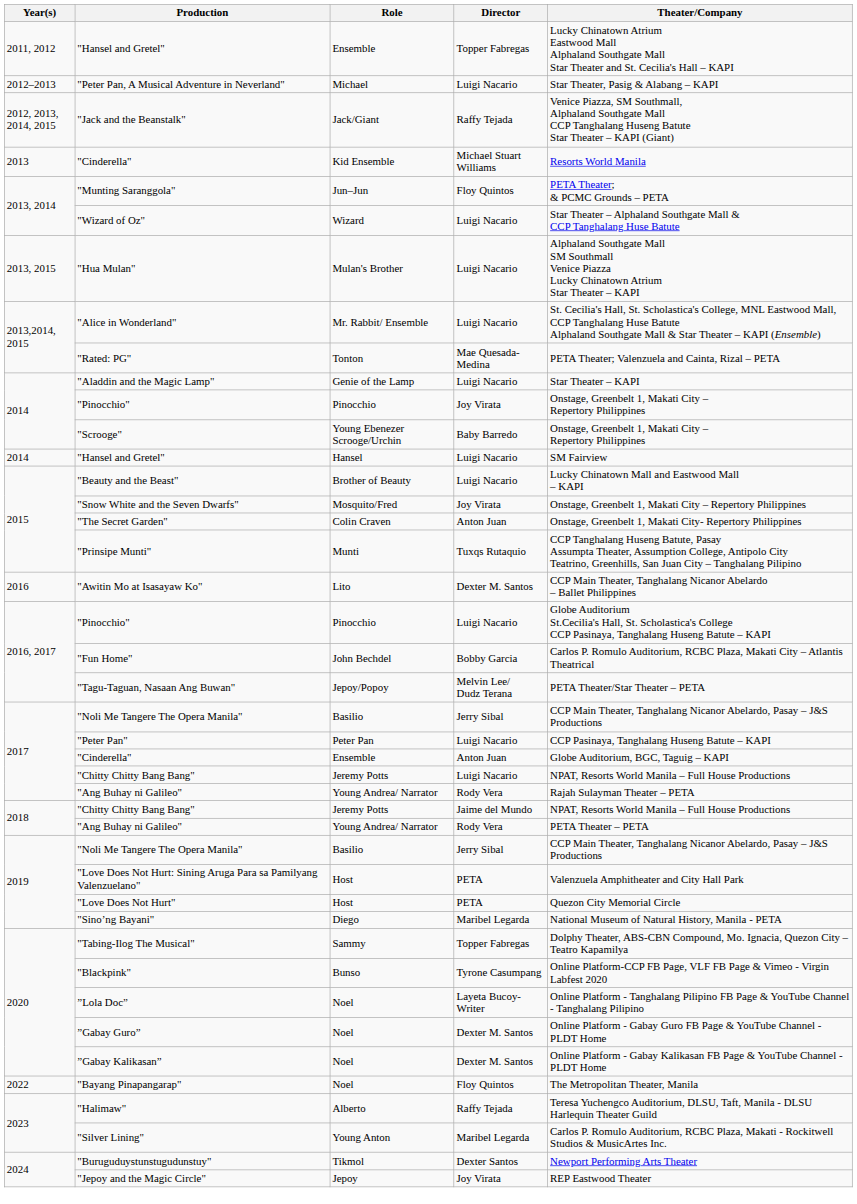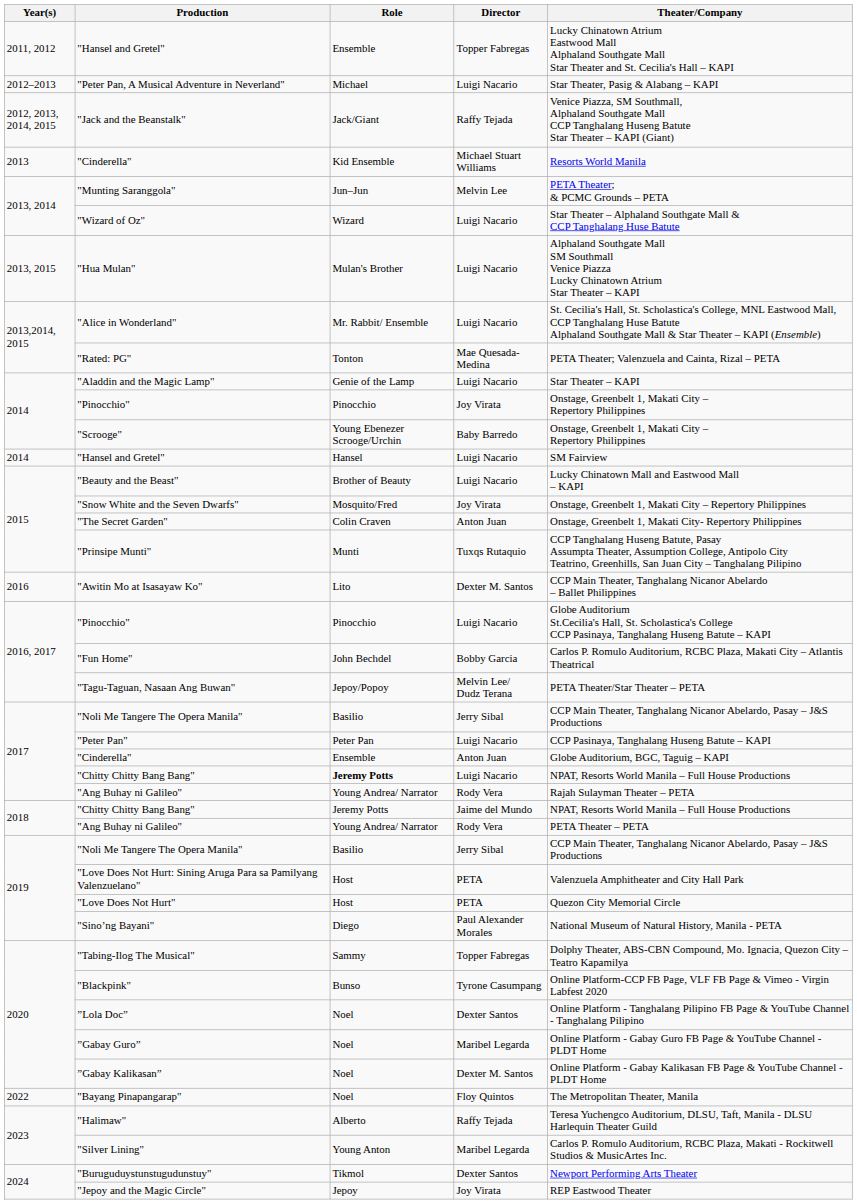(485, 191) Floy Quintos -> (482, 191) Melvin Lee
(360, 774) normal -> (363, 774) bold
(493, 920) Maribel Legarda -> (490, 926) Paul Alexander Morales
(489, 1002) Layeta Bucoy-Writer -> (487, 1014) Dexter Santos
(495, 1032) Dexter M. Santos -> (493, 1044) Maribel Legarda
